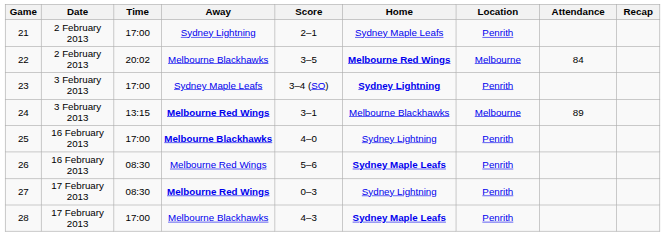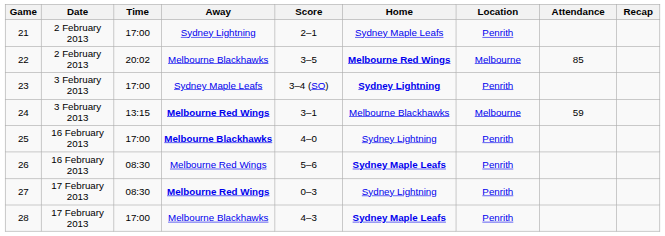(578, 59) 84 -> (578, 59) 85
(578, 112) 89 -> (578, 112) 59
